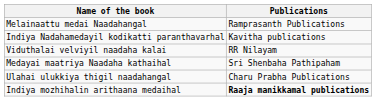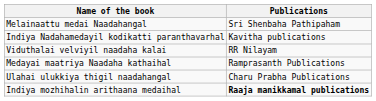(287, 24) Ramprasanth Publications -> (284, 24) Sri Shenbaha Pathipaham
(284, 63) Sri Shenbaha Pathipaham -> (287, 63) Ramprasanth Publications
